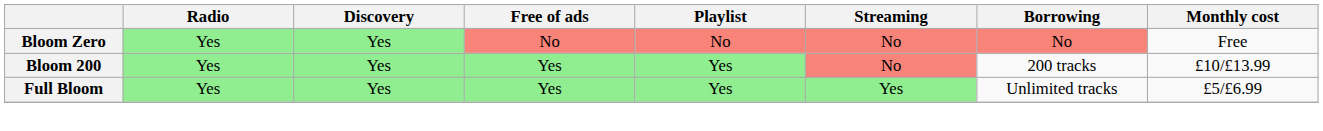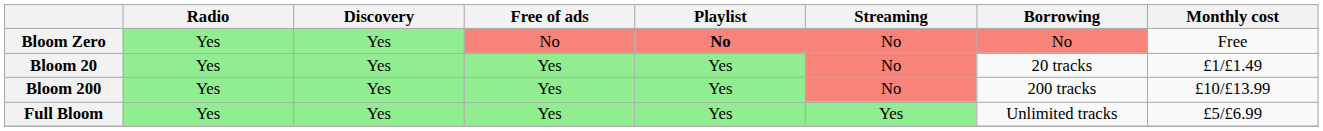(720, 40) normal -> (720, 40) bold
+ row: (64, 65)
